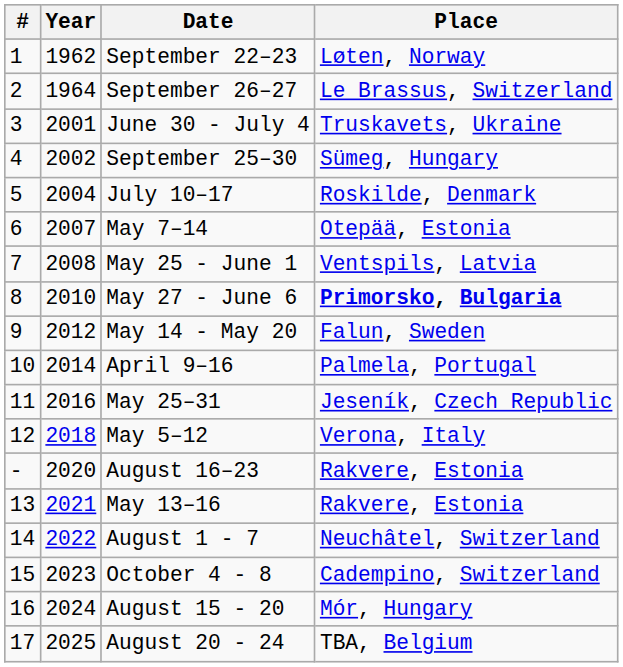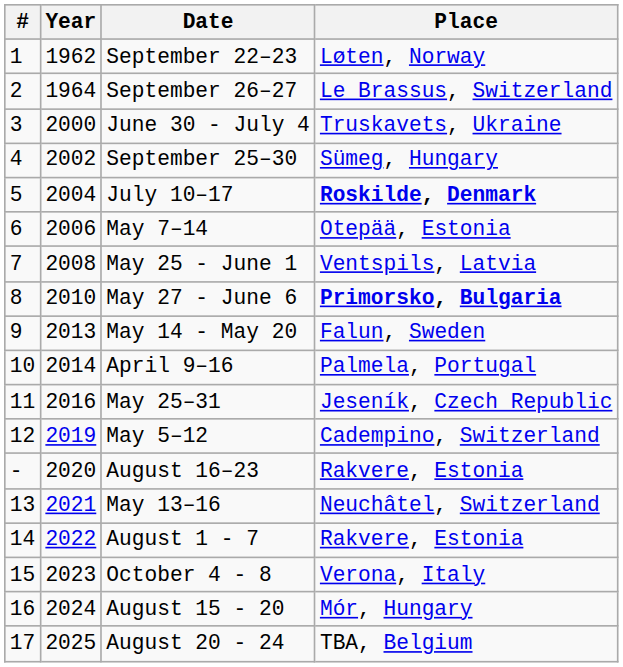(71, 126) 2001 -> (71, 126) 2000
(428, 195) normal -> (428, 195) bold
(71, 229) 2007 -> (71, 229) 2006
(71, 333) 2012 -> (71, 333) 2013
(71, 437) 2018 -> (71, 437) 2019
(403, 437) Verona, Italy -> (460, 437) Cadempino, Switzerland
(422, 506) Rakvere, Estonia -> (460, 506) Neuchâtel, Switzerland
(460, 540) Neuchâtel, Switzerland -> (422, 540) Rakvere, Estonia
(460, 575) Cadempino, Switzerland -> (403, 575) Verona, Italy
